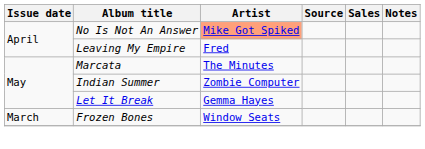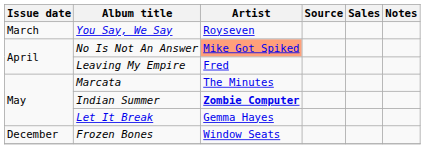+ row: (124, 30)
(251, 83) normal -> (251, 100) bold
(23, 117) March -> (33, 135) December
